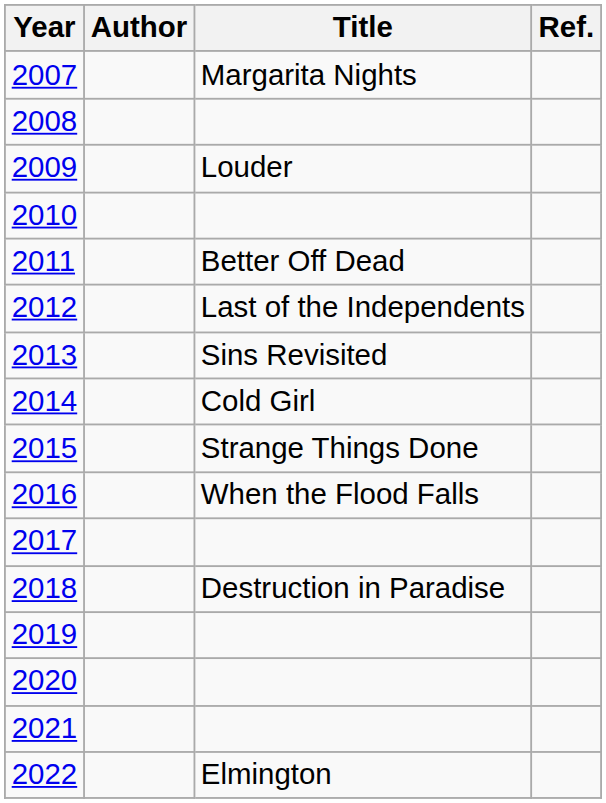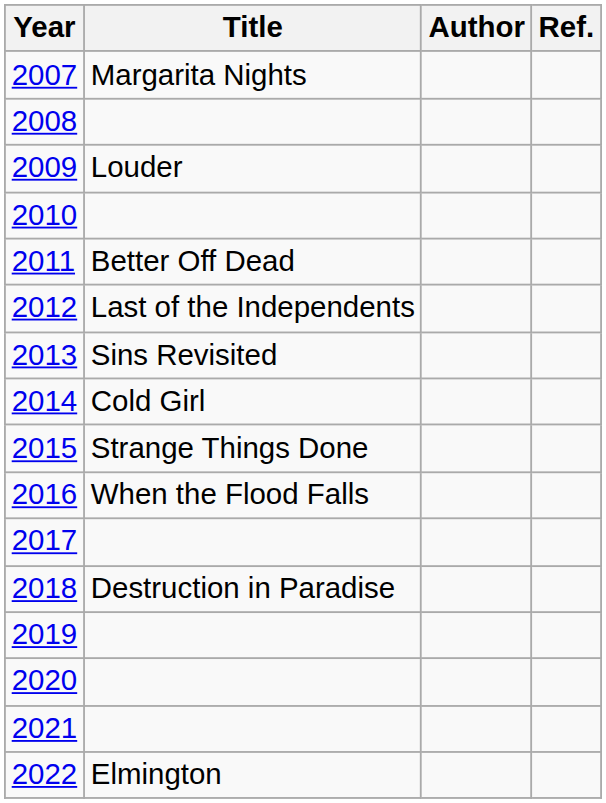columns swapped: (139, 27) <-> (363, 27)
